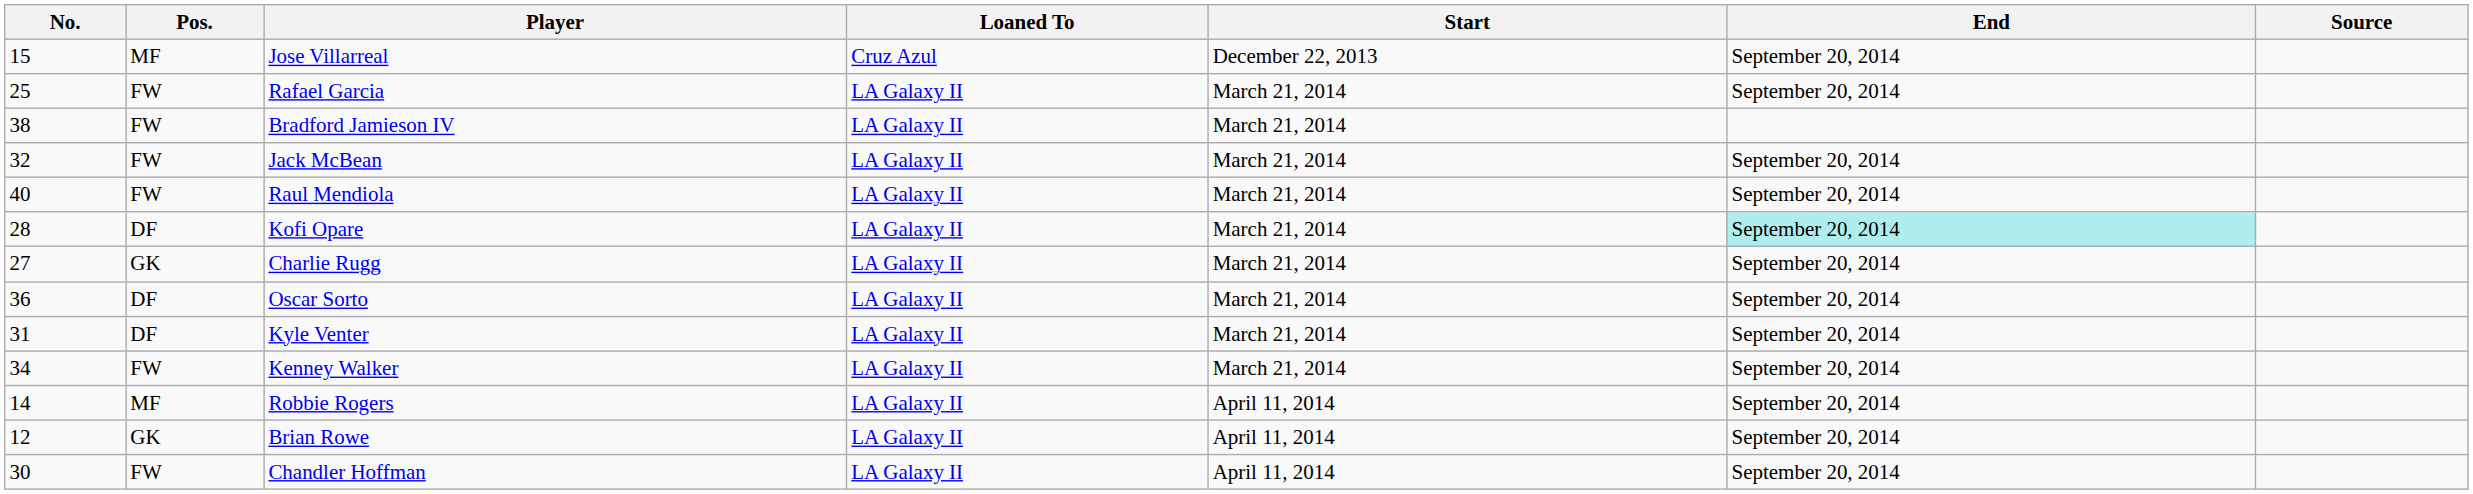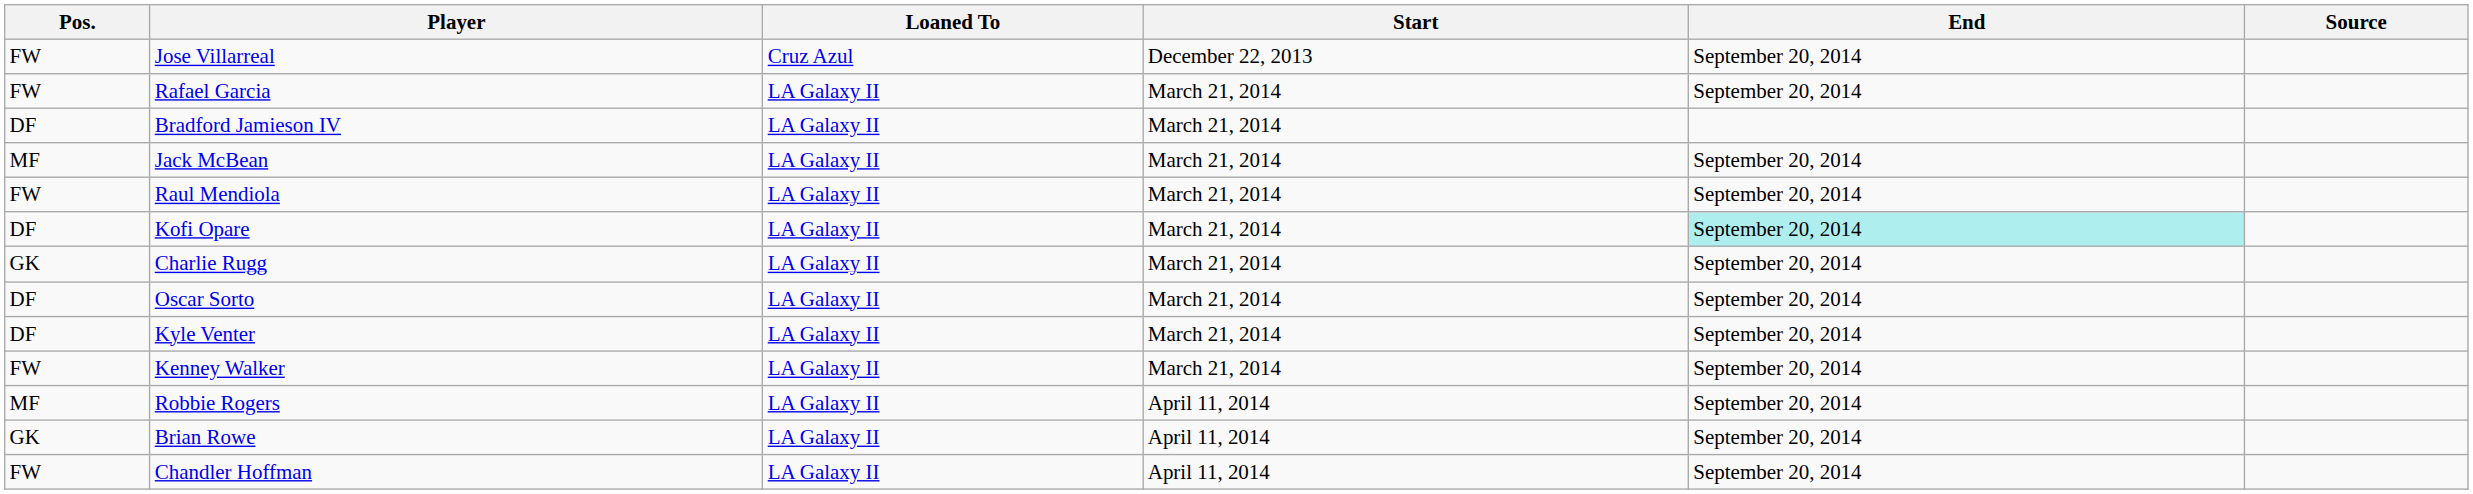- column: (65, 21)
(145, 56) MF -> (25, 56) FW
(146, 125) FW -> (23, 125) DF
(146, 160) FW -> (25, 160) MF
